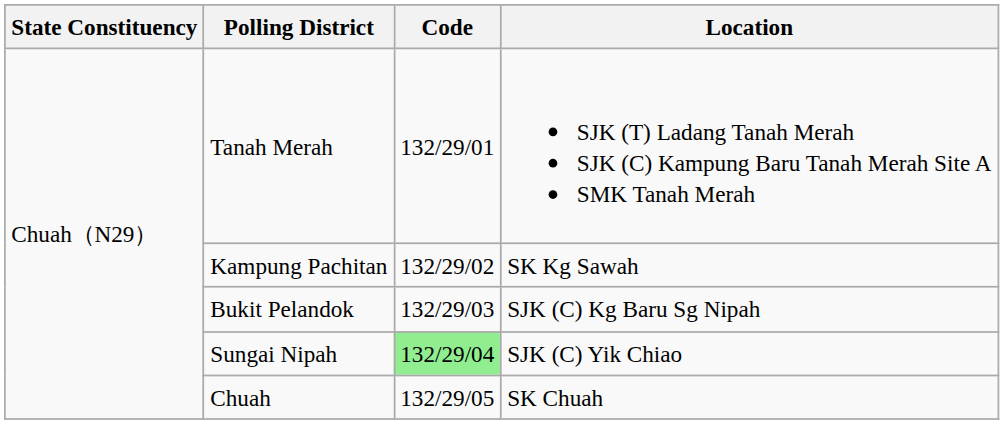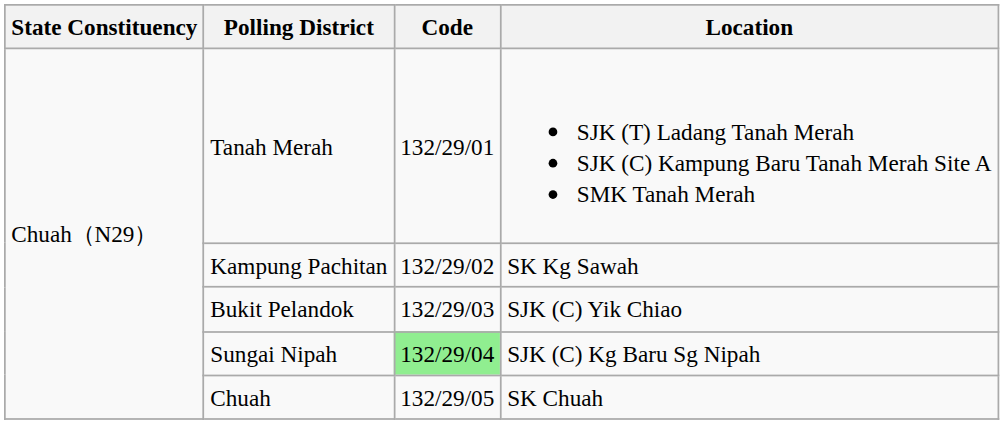(634, 310) SJK (C) Kg Baru Sg Nipah -> (595, 310) SJK (C) Yik Chiao
(595, 354) SJK (C) Yik Chiao -> (634, 354) SJK (C) Kg Baru Sg Nipah
